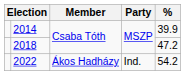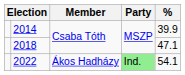(168, 45) 47.2 -> (168, 45) 47.1
(132, 62) no background -> (132, 62) lightgreen background
(168, 62) 54.2 -> (168, 62) 54.1
